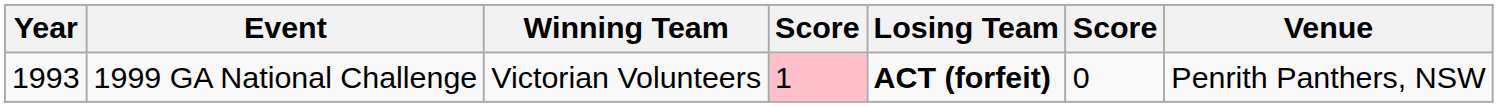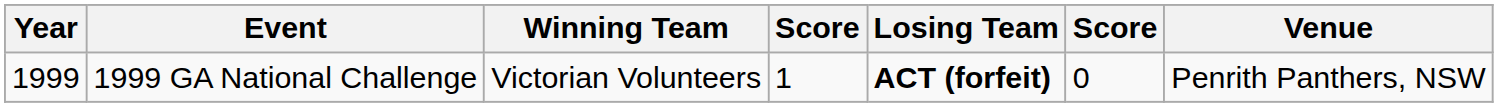(46, 76) 1993 -> (46, 76) 1999
(784, 76) pink background -> (784, 76) no background
